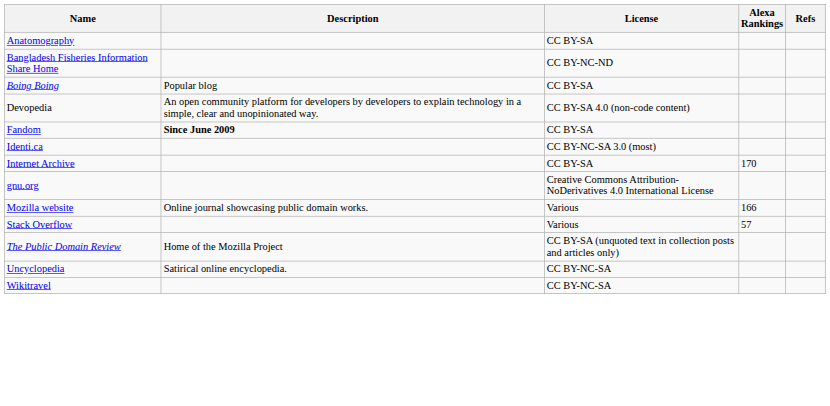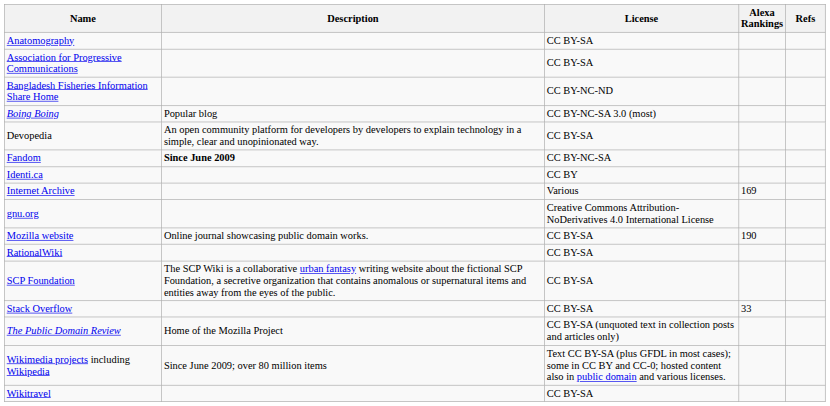+ row: (64, 63)
(570, 85) CC BY-SA -> (601, 113) CC BY-NC-SA 3.0 (most)
(618, 107) CC BY-SA 4.0 (non-code content) -> (570, 136) CC BY-SA
(570, 130) CC BY-SA -> (579, 158) CC BY-NC-SA
(601, 146) CC BY-NC-SA 3.0 (most) -> (562, 175) CC BY
(570, 163) CC BY-SA -> (563, 191) Various
(749, 163) 170 -> (749, 191) 169
(563, 207) Various -> (570, 236) CC BY-SA
(749, 207) 166 -> (749, 236) 190
+ row: (35, 252)
+ row: (41, 280)
(563, 224) Various -> (570, 309) CC BY-SA
(746, 224) 57 -> (746, 309) 33
- row: (36, 269)
+ row: (68, 365)
(579, 285) CC BY-NC-SA -> (570, 393) CC BY-SA
